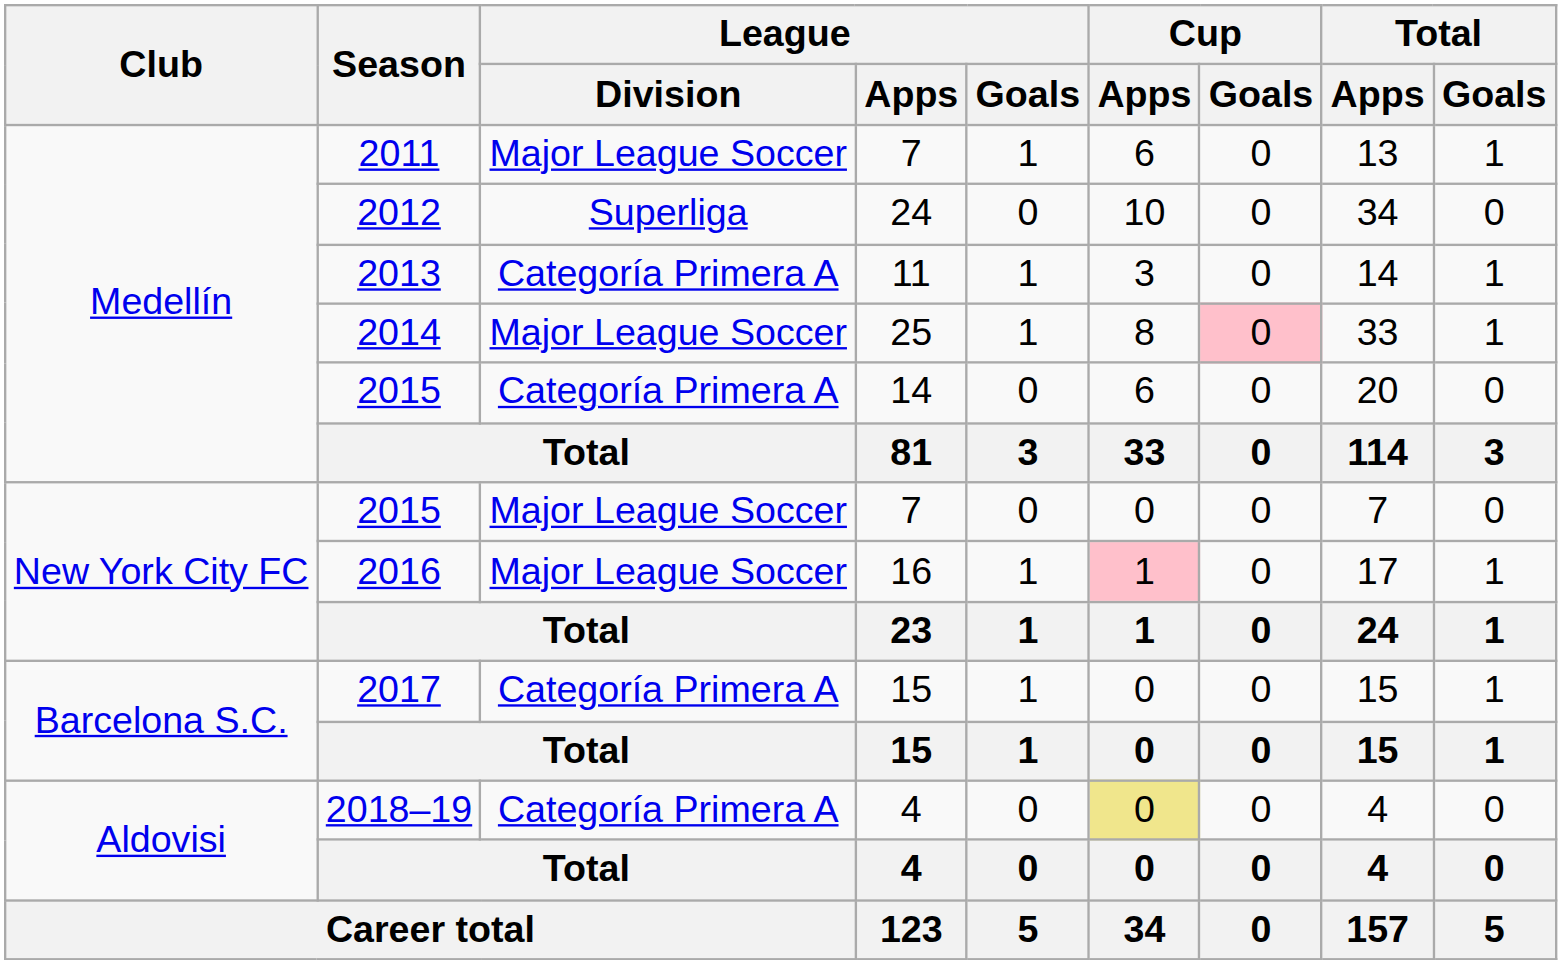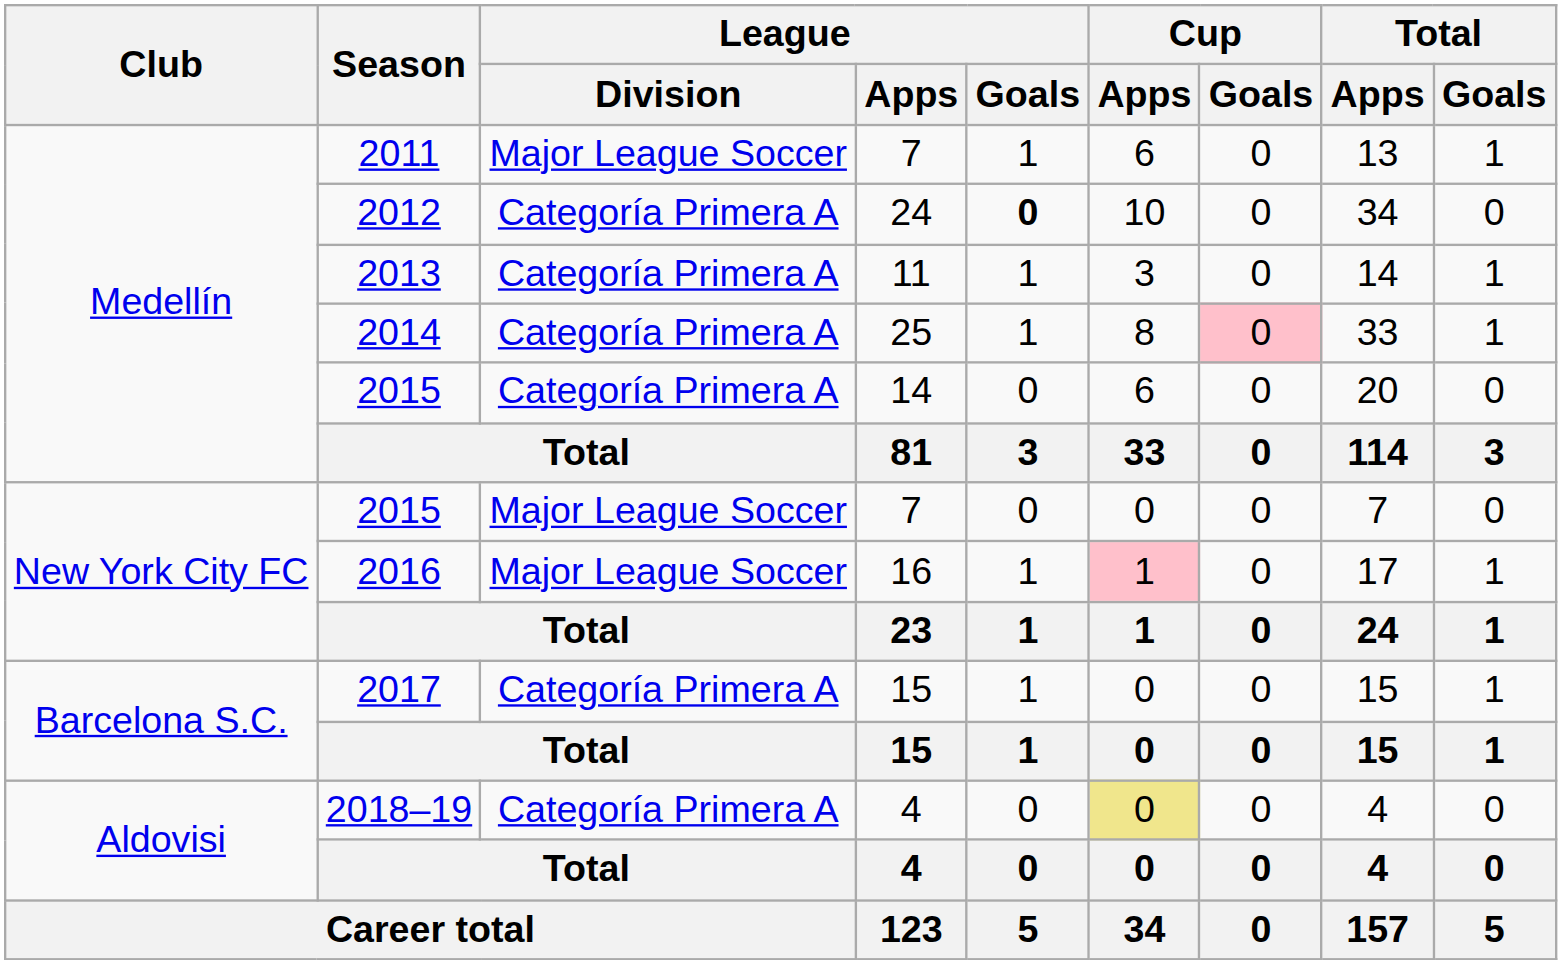(668, 213) Superliga -> (668, 213) Categoría Primera A
(1028, 213) normal -> (1028, 213) bold
(668, 332) Major League Soccer -> (668, 332) Categoría Primera A
